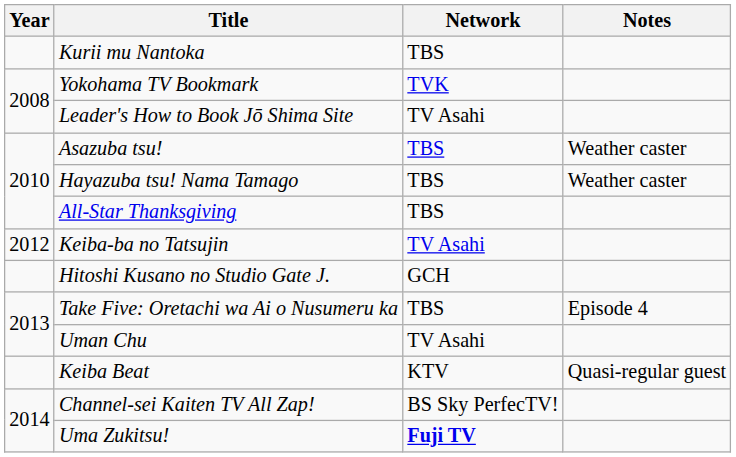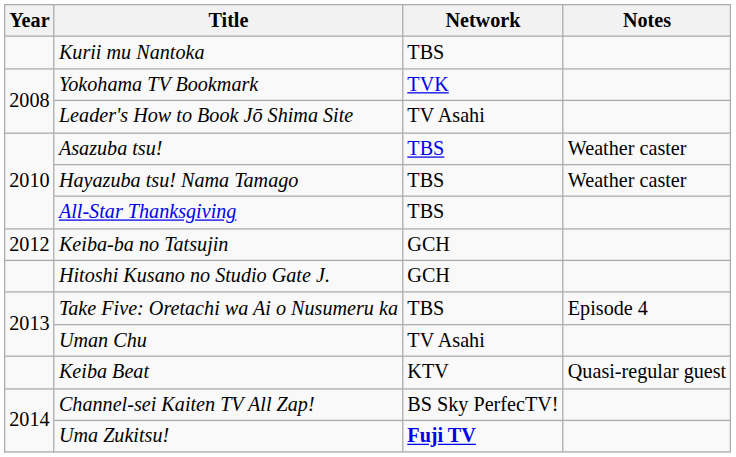(446, 244) TV Asahi -> (429, 244) GCH
